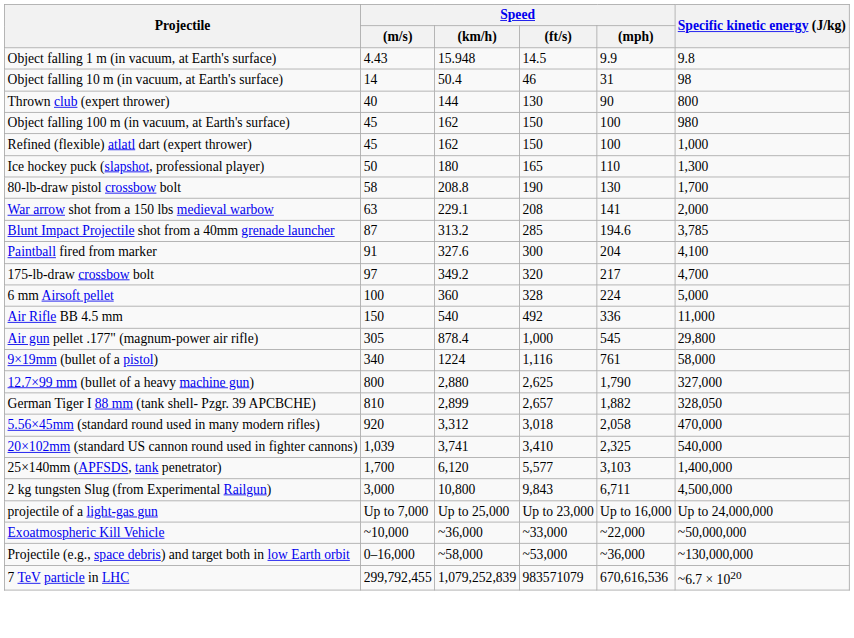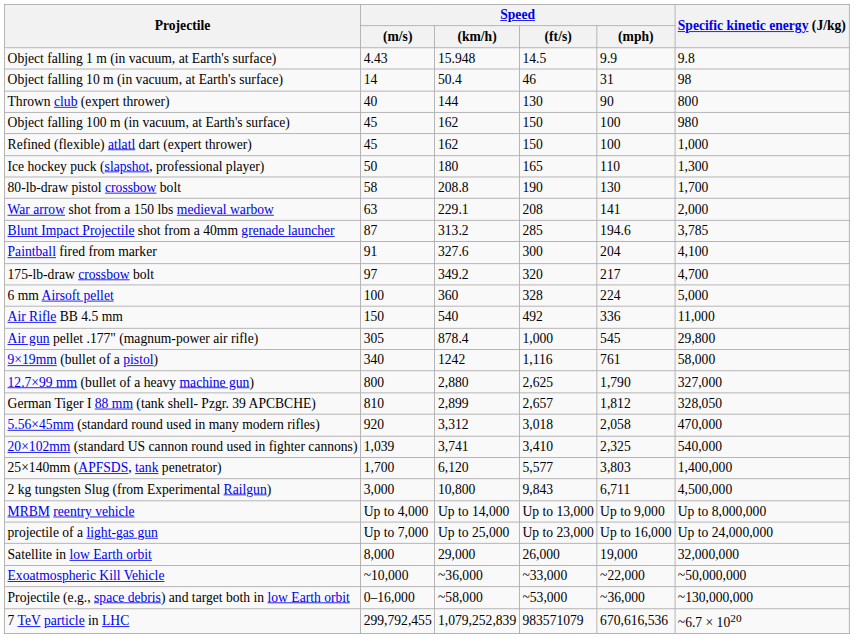(452, 360) 1224 -> (452, 360) 1242
(615, 403) 1,882 -> (615, 403) 1,812
(615, 468) 3,103 -> (615, 468) 3,803
+ row: (71, 511)
+ row: (80, 554)
